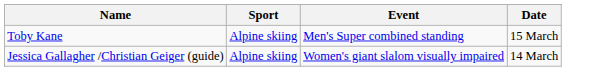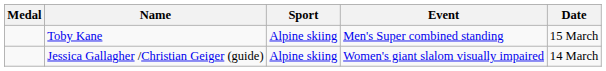+ column: (24, 15)
